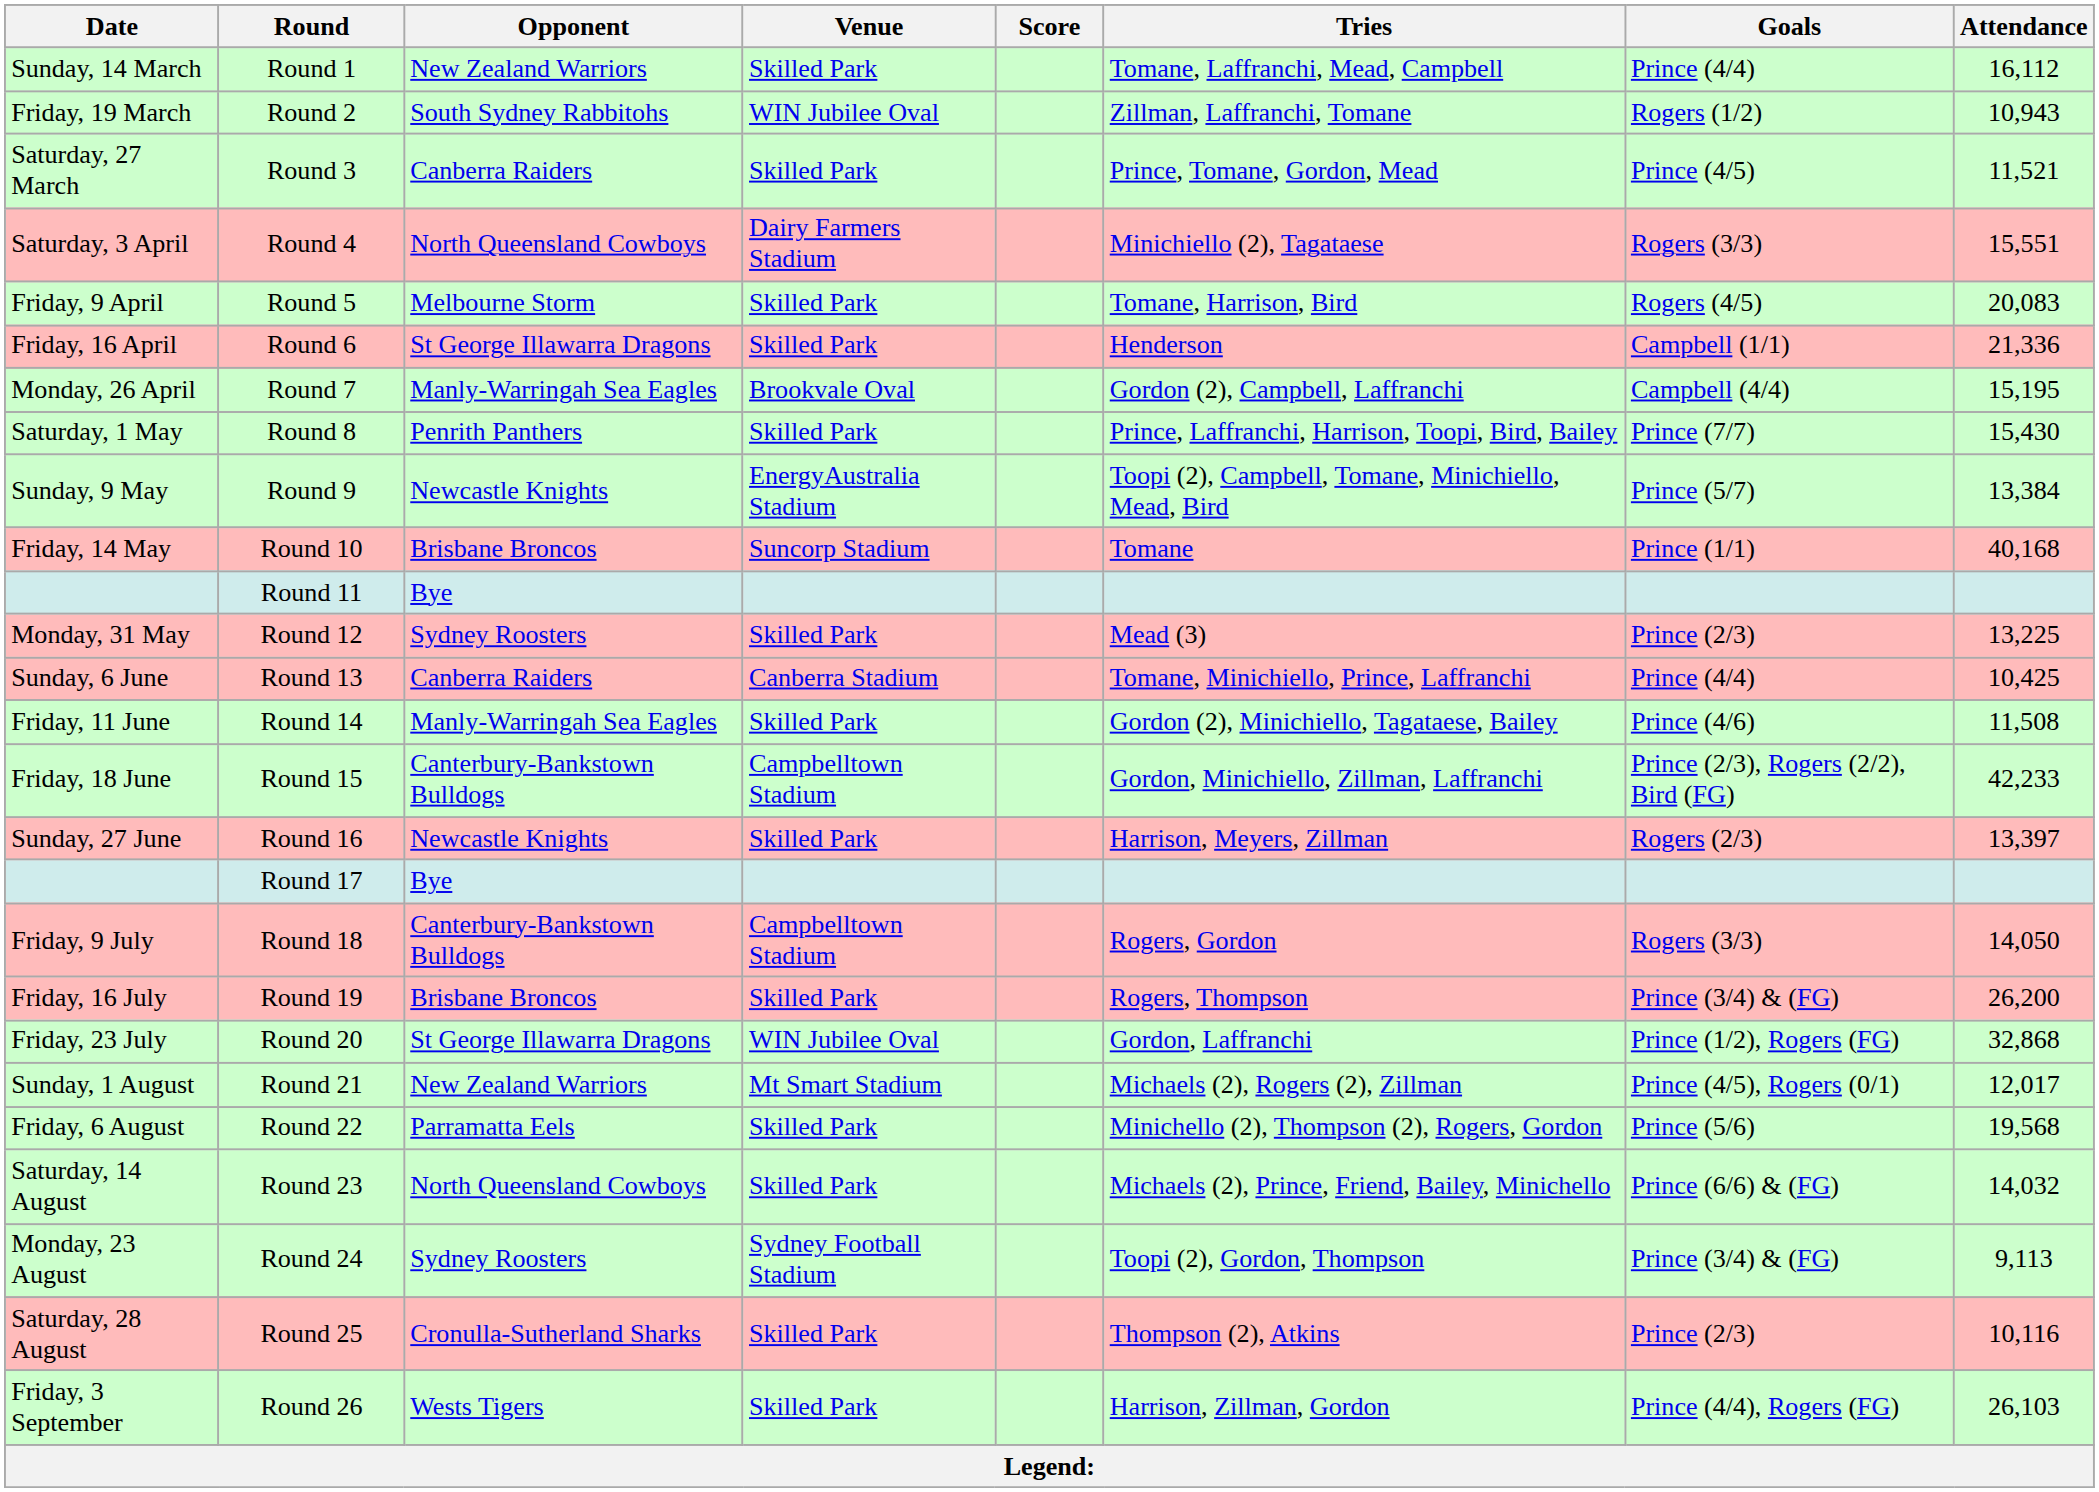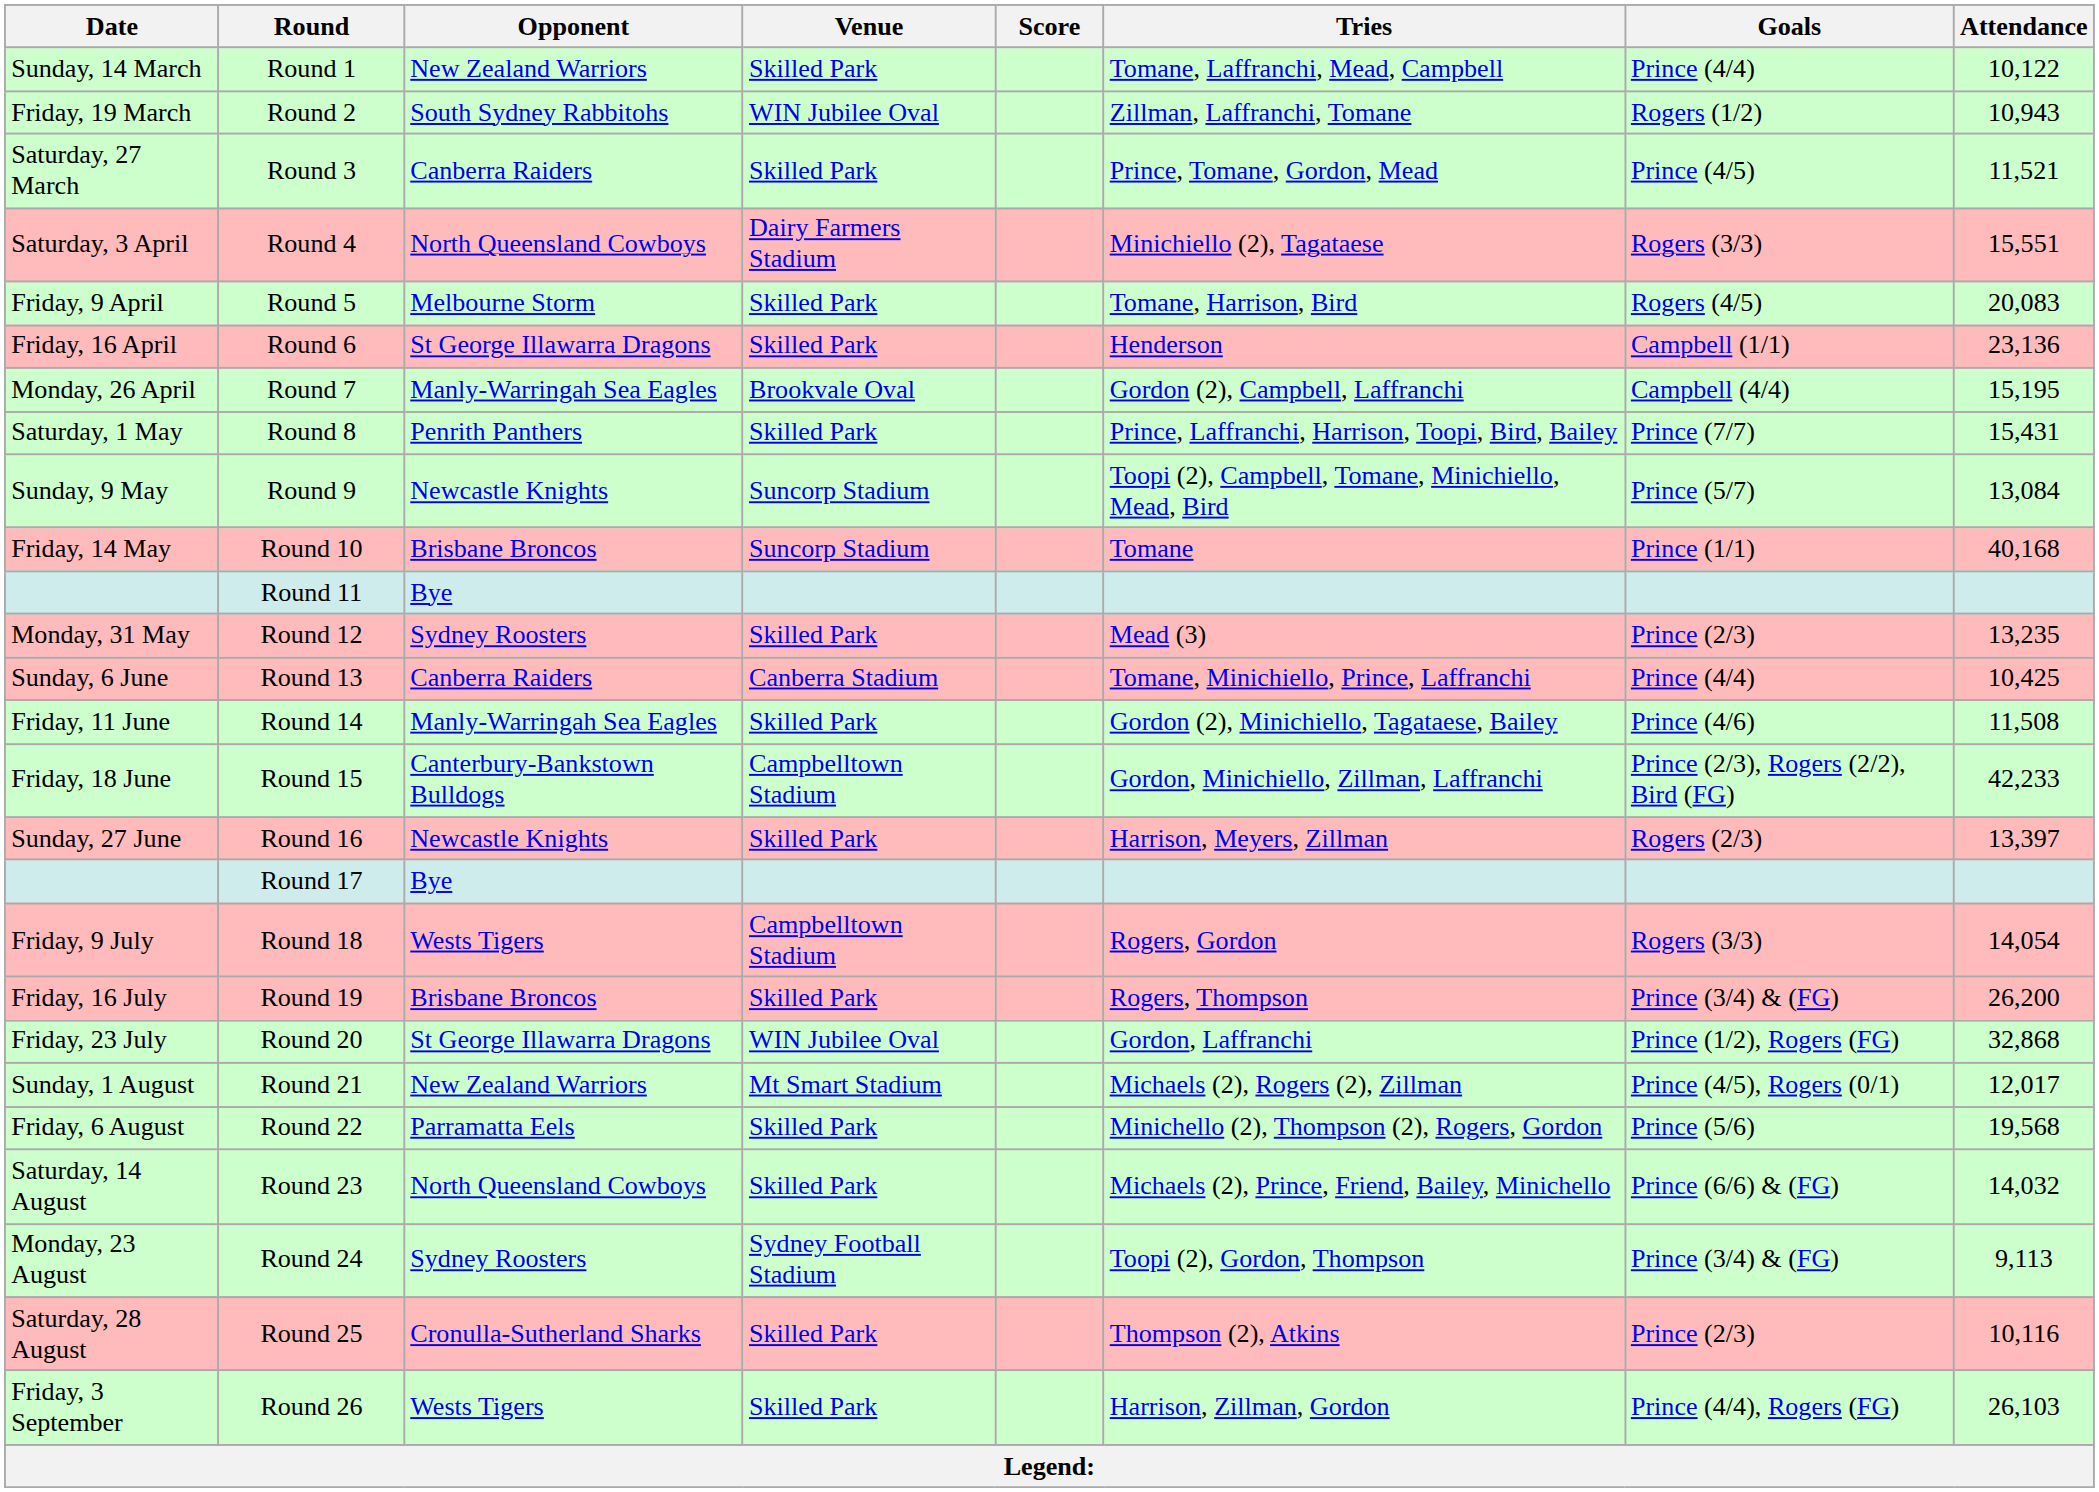(2024, 68) 16,112 -> (2024, 68) 10,122
(2024, 345) 21,336 -> (2024, 345) 23,136
(2024, 431) 15,430 -> (2024, 431) 15,431
(834, 490) EnergyAustralia Stadium -> (839, 490) Suncorp Stadium
(2024, 490) 13,384 -> (2024, 490) 13,084
(2024, 634) 13,225 -> (2024, 634) 13,235
(532, 939) Canterbury-Bankstown Bulldogs -> (477, 939) Wests Tigers
(2024, 939) 14,050 -> (2024, 939) 14,054
